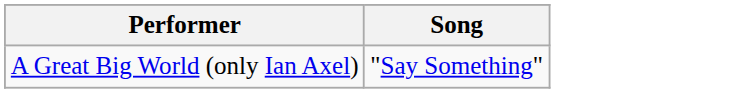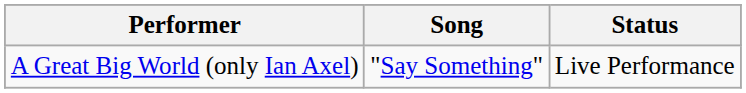+ column: (645, 24)
